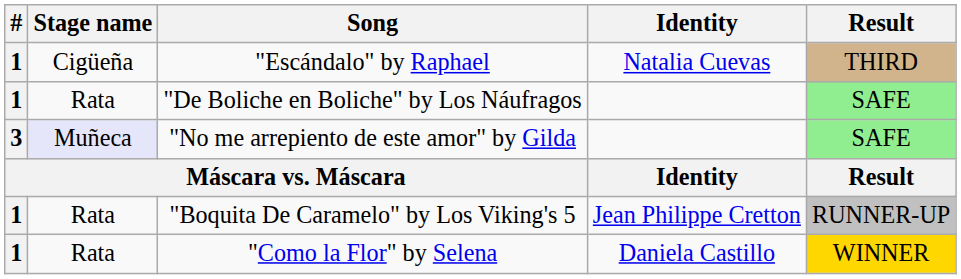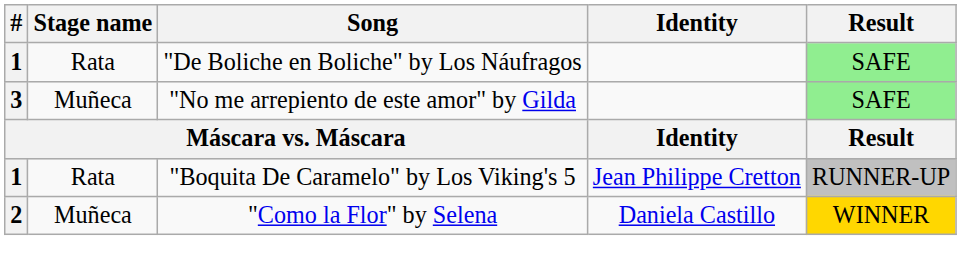- row: (373, 61)
(93, 138) lavender background -> (93, 100) no background
(16, 253) 1 -> (16, 215) 2
(93, 253) Rata -> (93, 215) Muñeca
